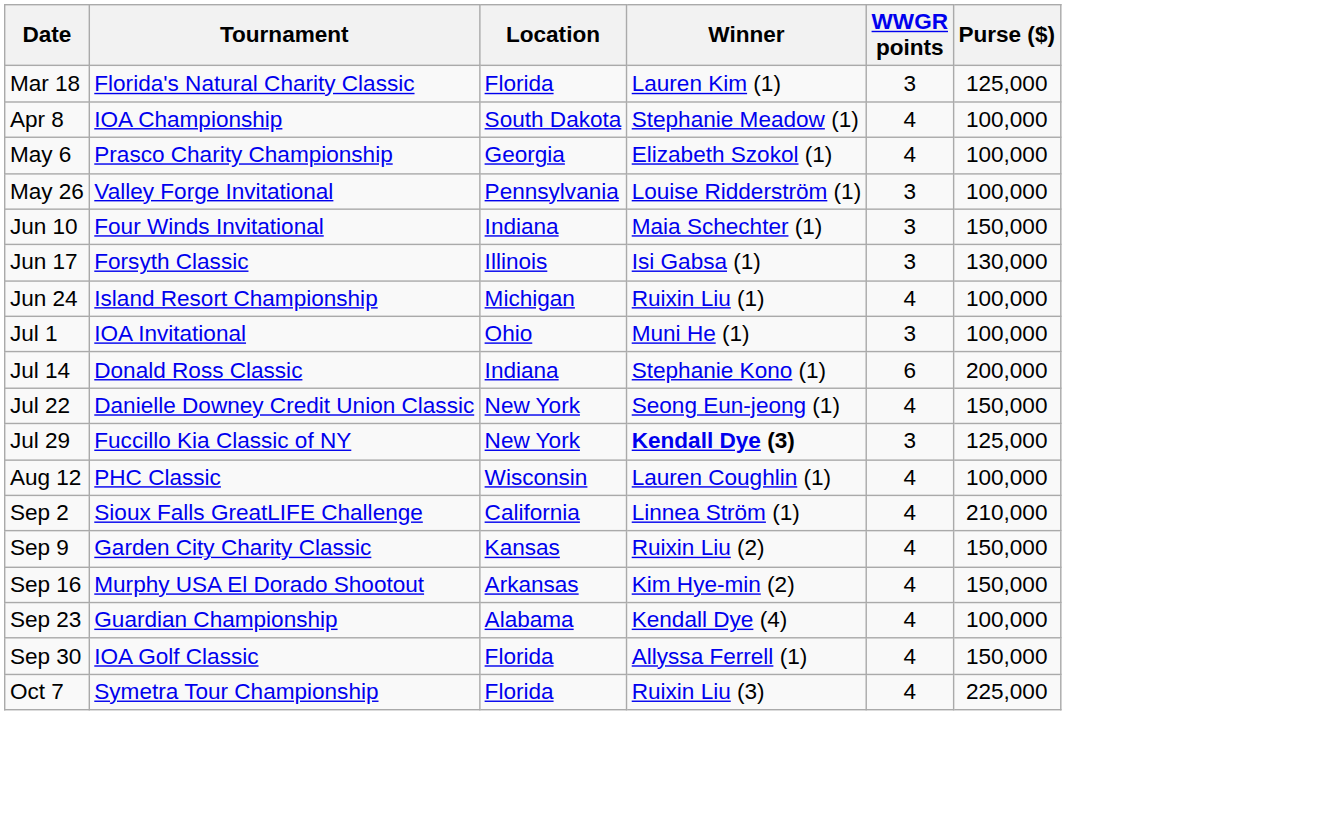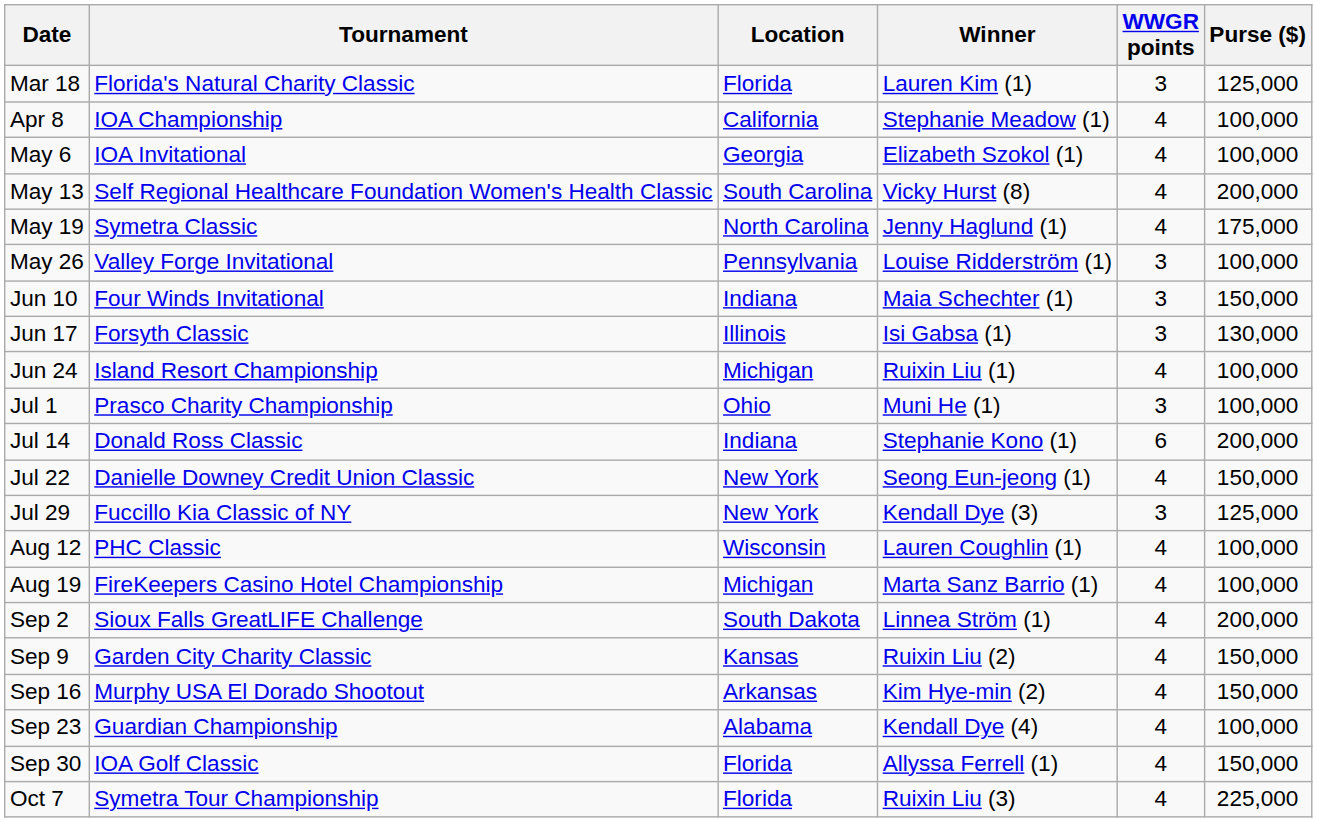(553, 119) South Dakota -> (771, 119) California
(244, 155) Prasco Charity Championship -> (170, 155) IOA Invitational
+ row: (47, 190)
+ row: (47, 226)
(170, 333) IOA Invitational -> (244, 405) Prasco Charity Championship
(713, 441) bold -> (960, 512) normal
+ row: (46, 584)
(532, 512) California -> (791, 620) South Dakota
(1007, 512) 210,000 -> (1258, 620) 200,000
